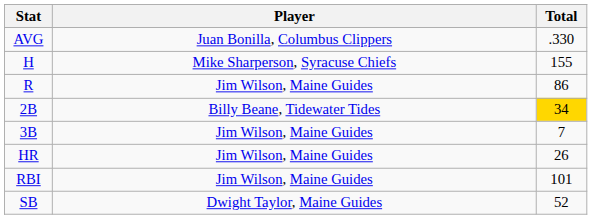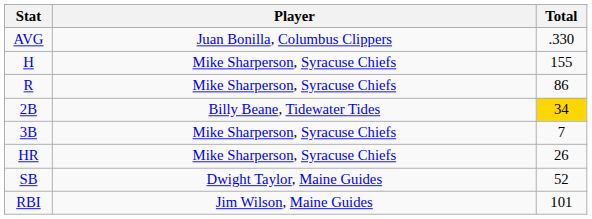(294, 86) Jim Wilson, Maine Guides -> (294, 86) Mike Sharperson, Syracuse Chiefs
(294, 132) Jim Wilson, Maine Guides -> (294, 132) Mike Sharperson, Syracuse Chiefs
(294, 156) Jim Wilson, Maine Guides -> (294, 156) Mike Sharperson, Syracuse Chiefs
rows swapped: (28, 179) <-> (28, 202)
